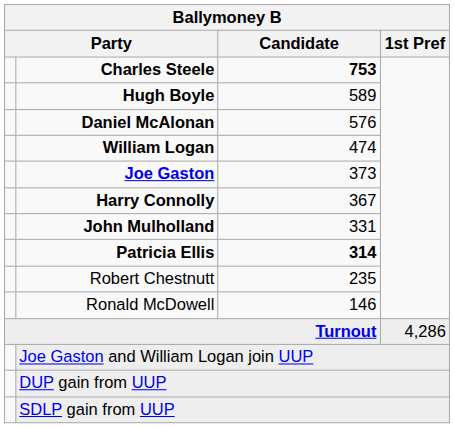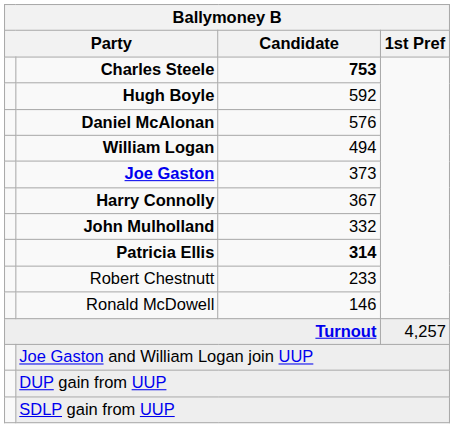(363, 95) 589 -> (363, 95) 592
(363, 148) 474 -> (363, 148) 494
(363, 226) 331 -> (363, 226) 332
(363, 278) 235 -> (363, 278) 233
(425, 331) 4,286 -> (425, 331) 4,257
